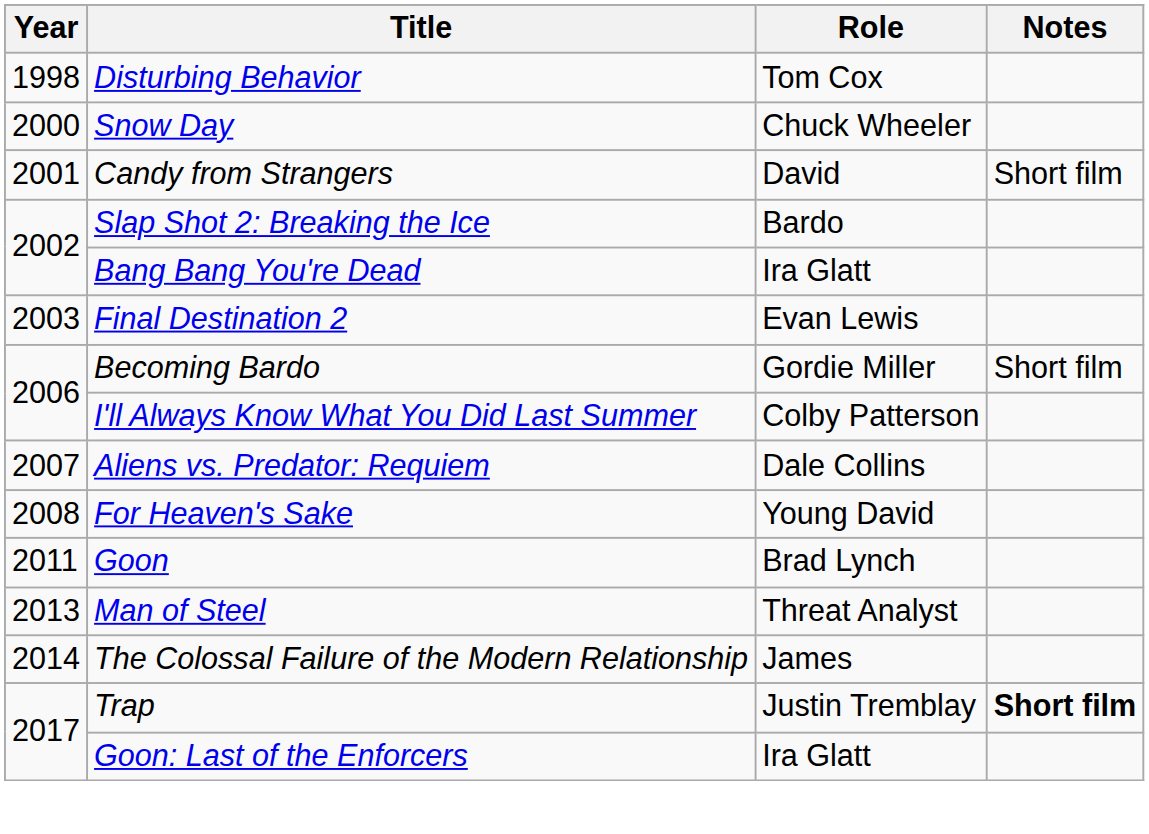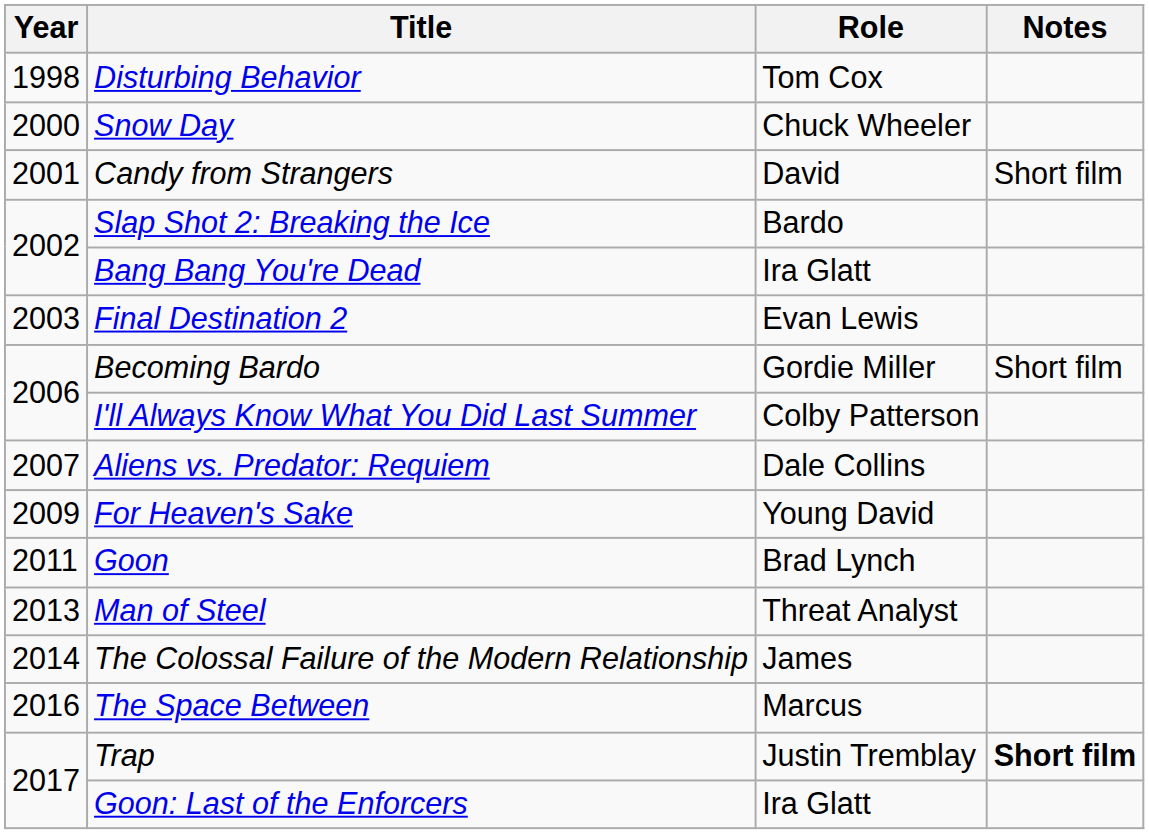(46, 513) 2008 -> (46, 513) 2009
+ row: (232, 707)
